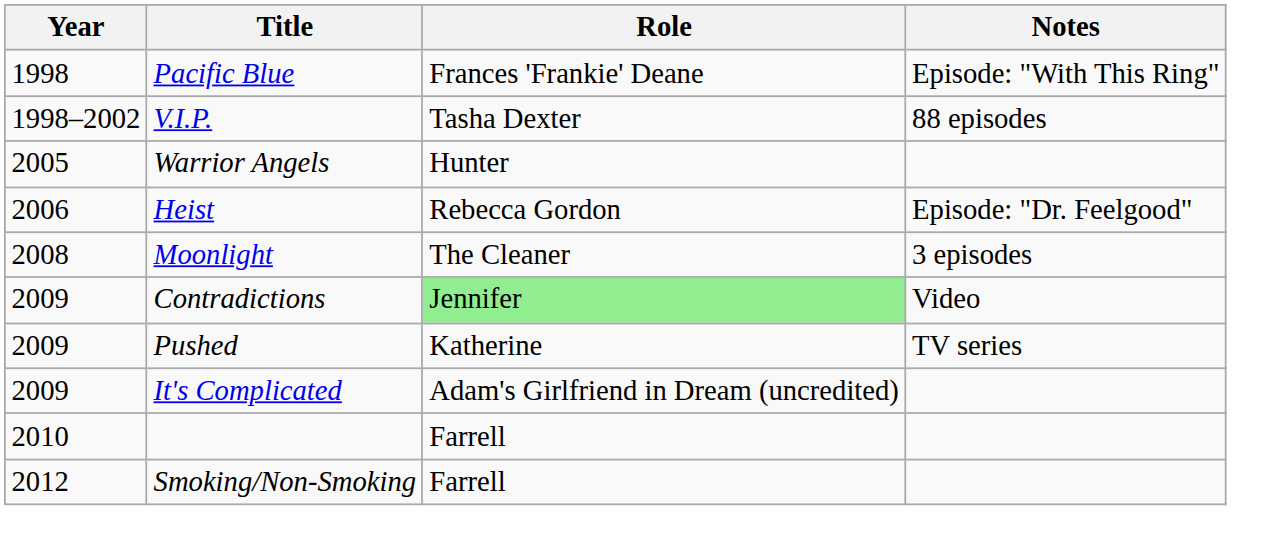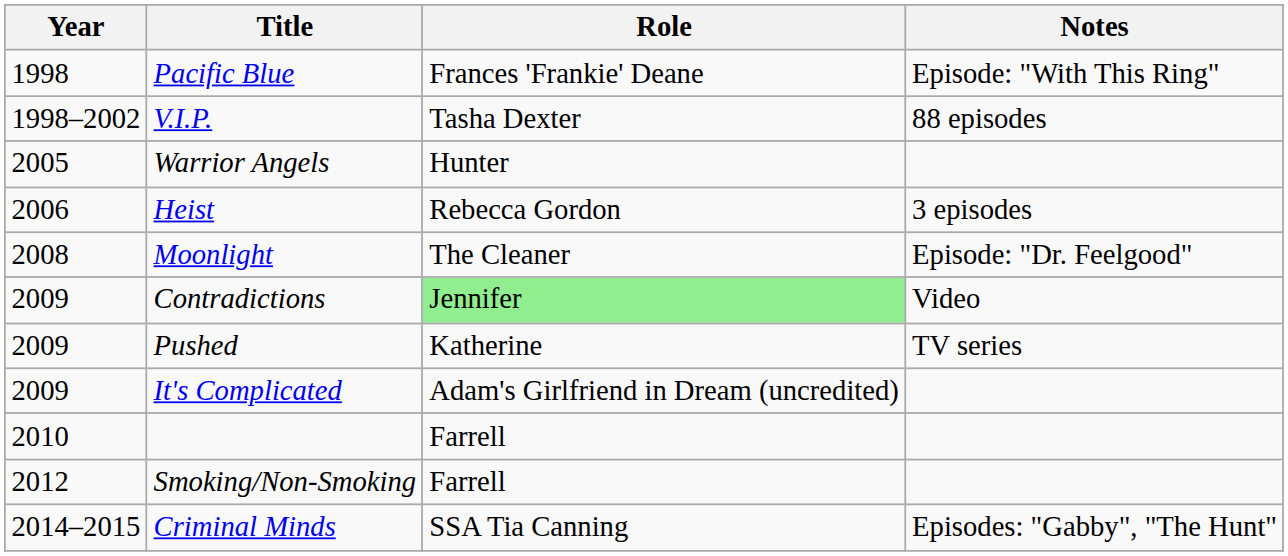(1052, 208) Episode: "Dr. Feelgood" -> (972, 208) 3 episodes
(972, 254) 3 episodes -> (1052, 254) Episode: "Dr. Feelgood"
+ row: (245, 526)
